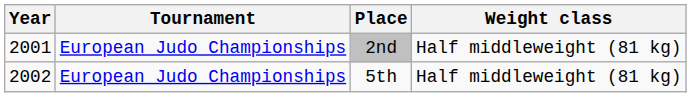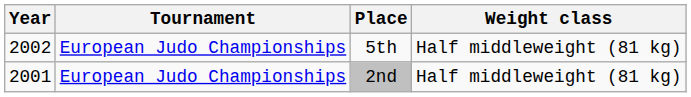rows swapped: (381, 77) <-> (381, 48)
